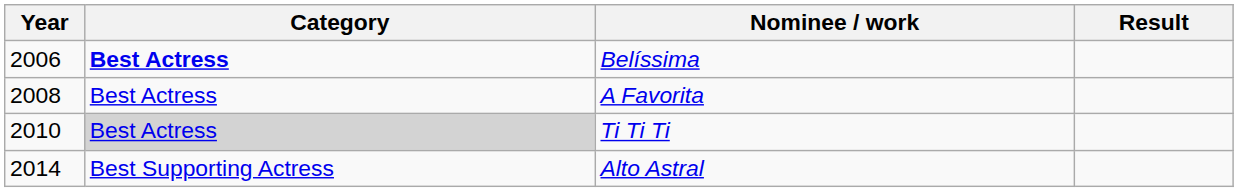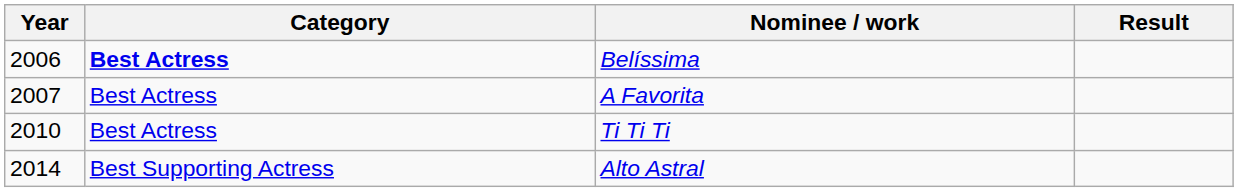(35, 95) 2008 -> (35, 95) 2007
(153, 131) lightgrey background -> (153, 131) no background
